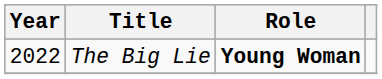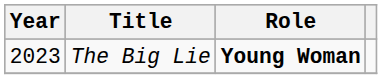(35, 57) 2022 -> (35, 57) 2023
